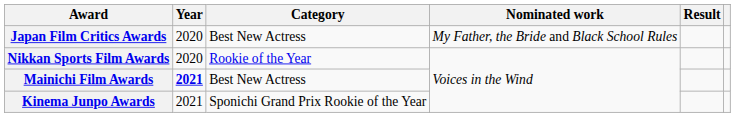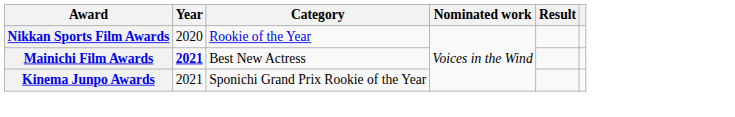- row: (88, 36)
